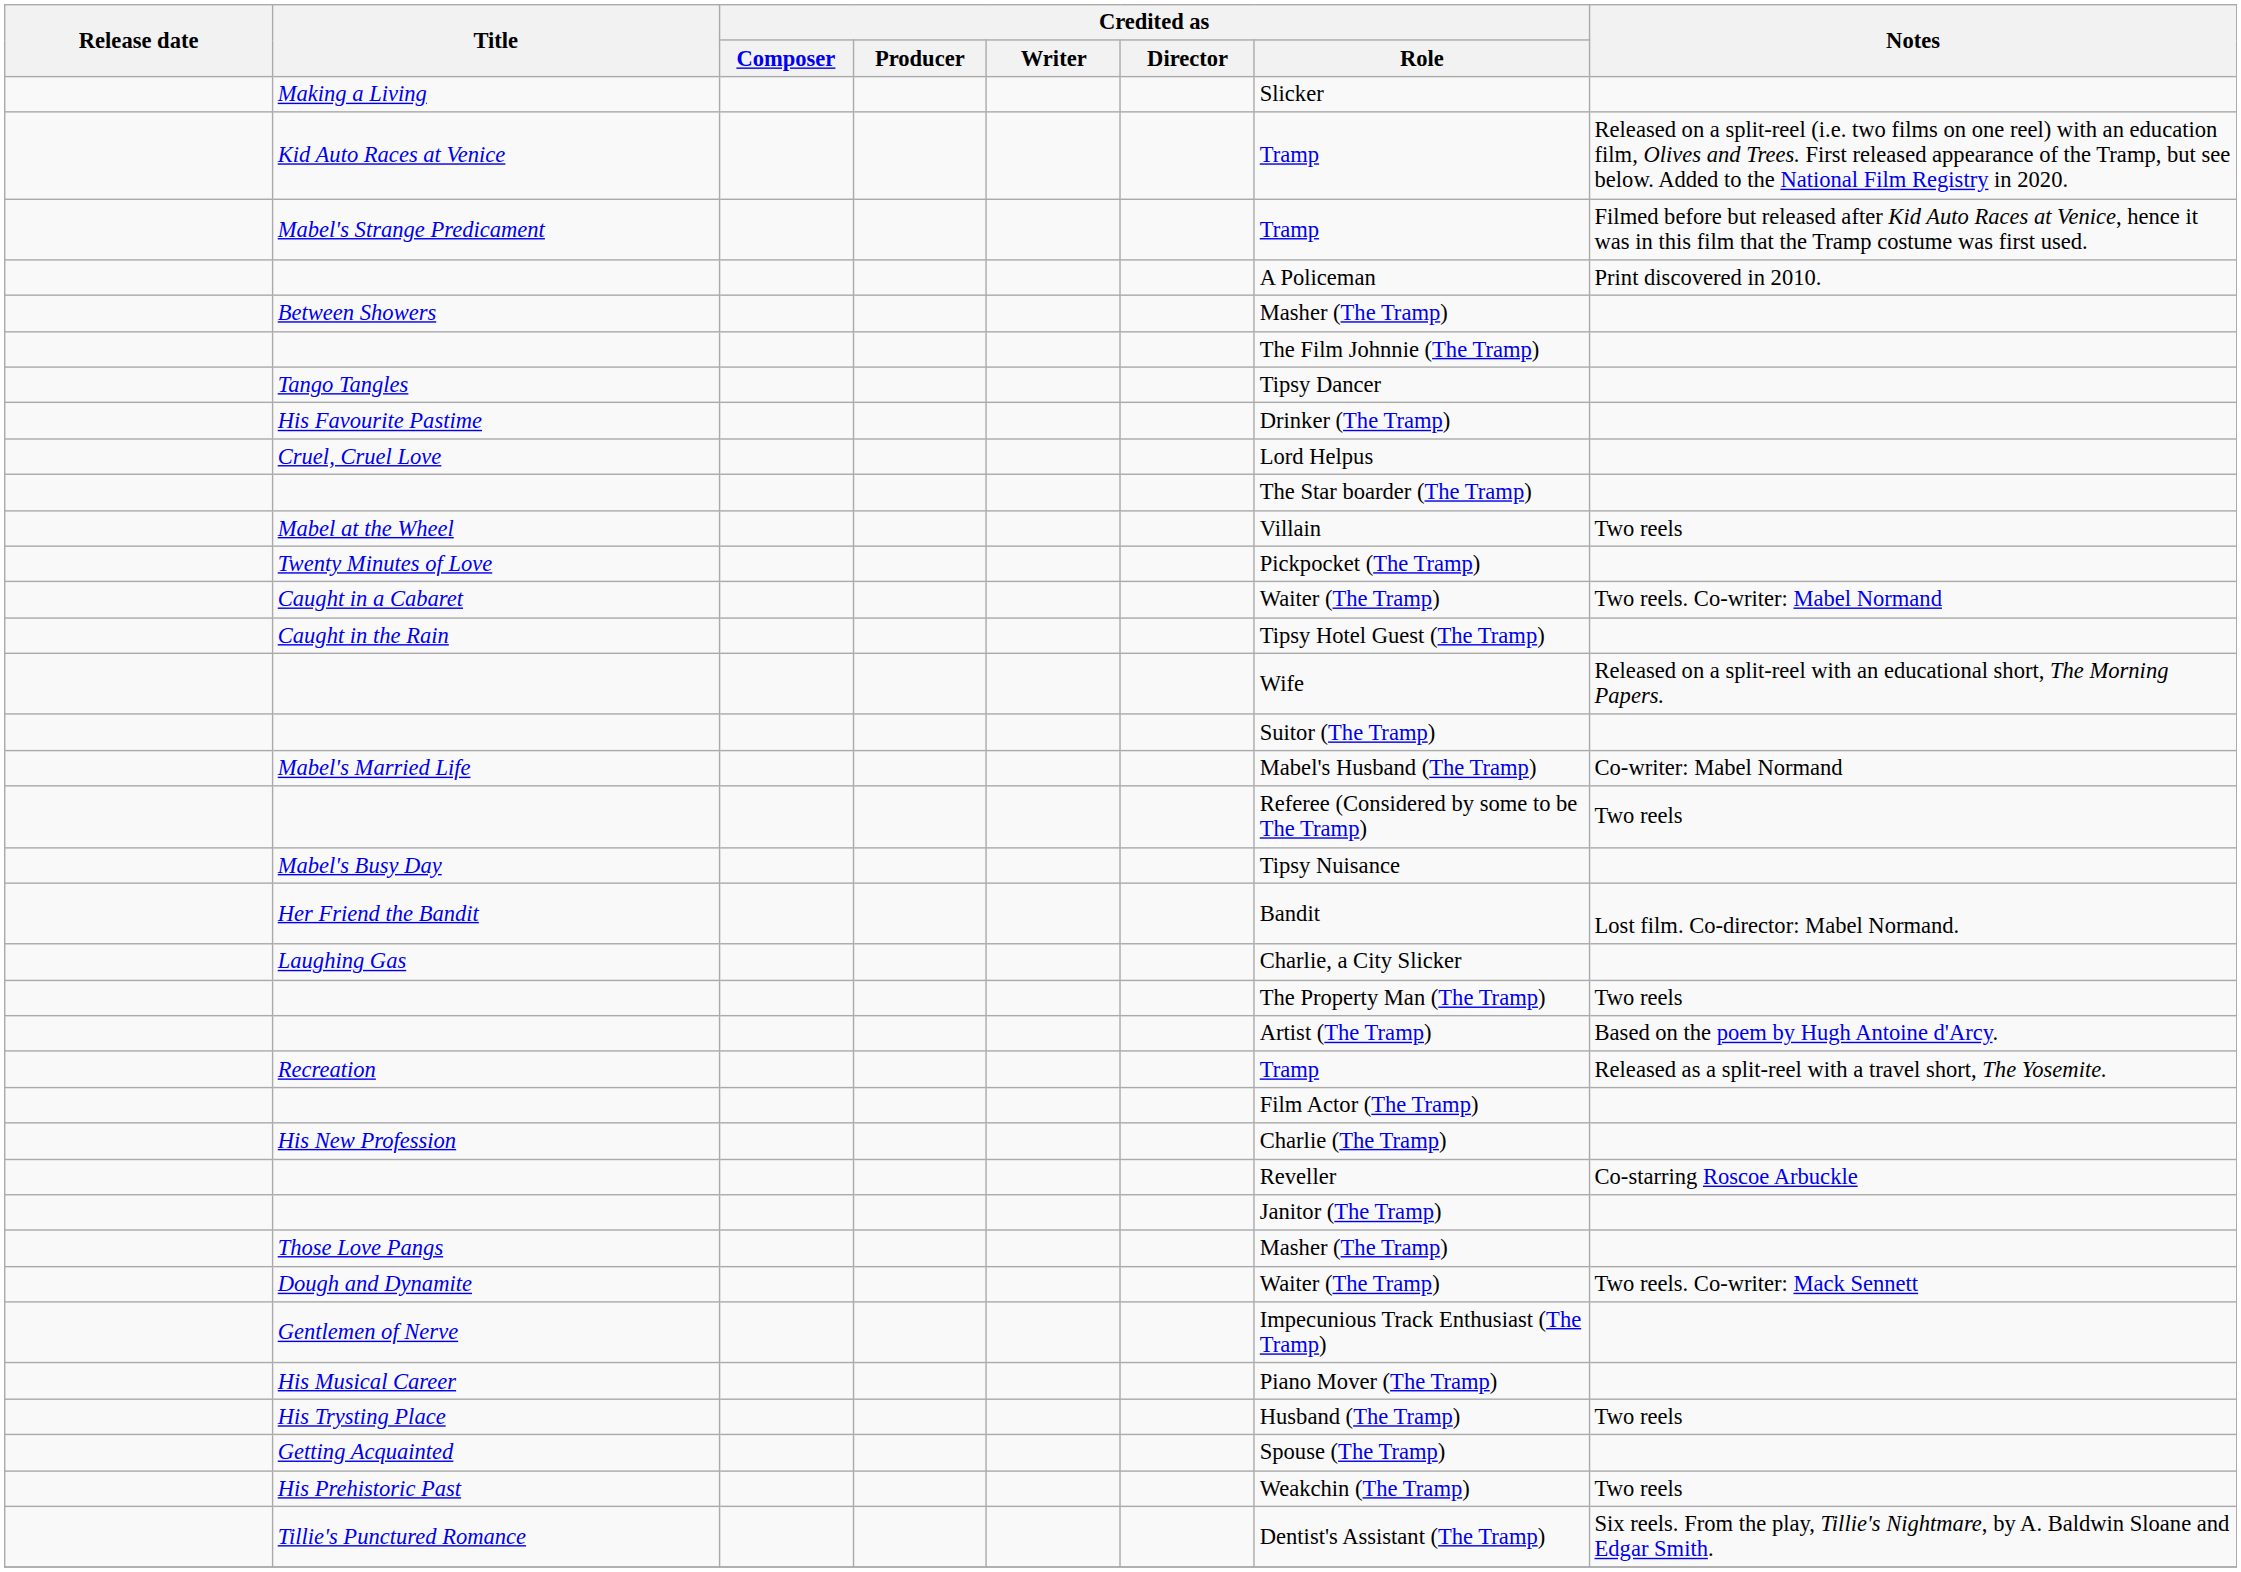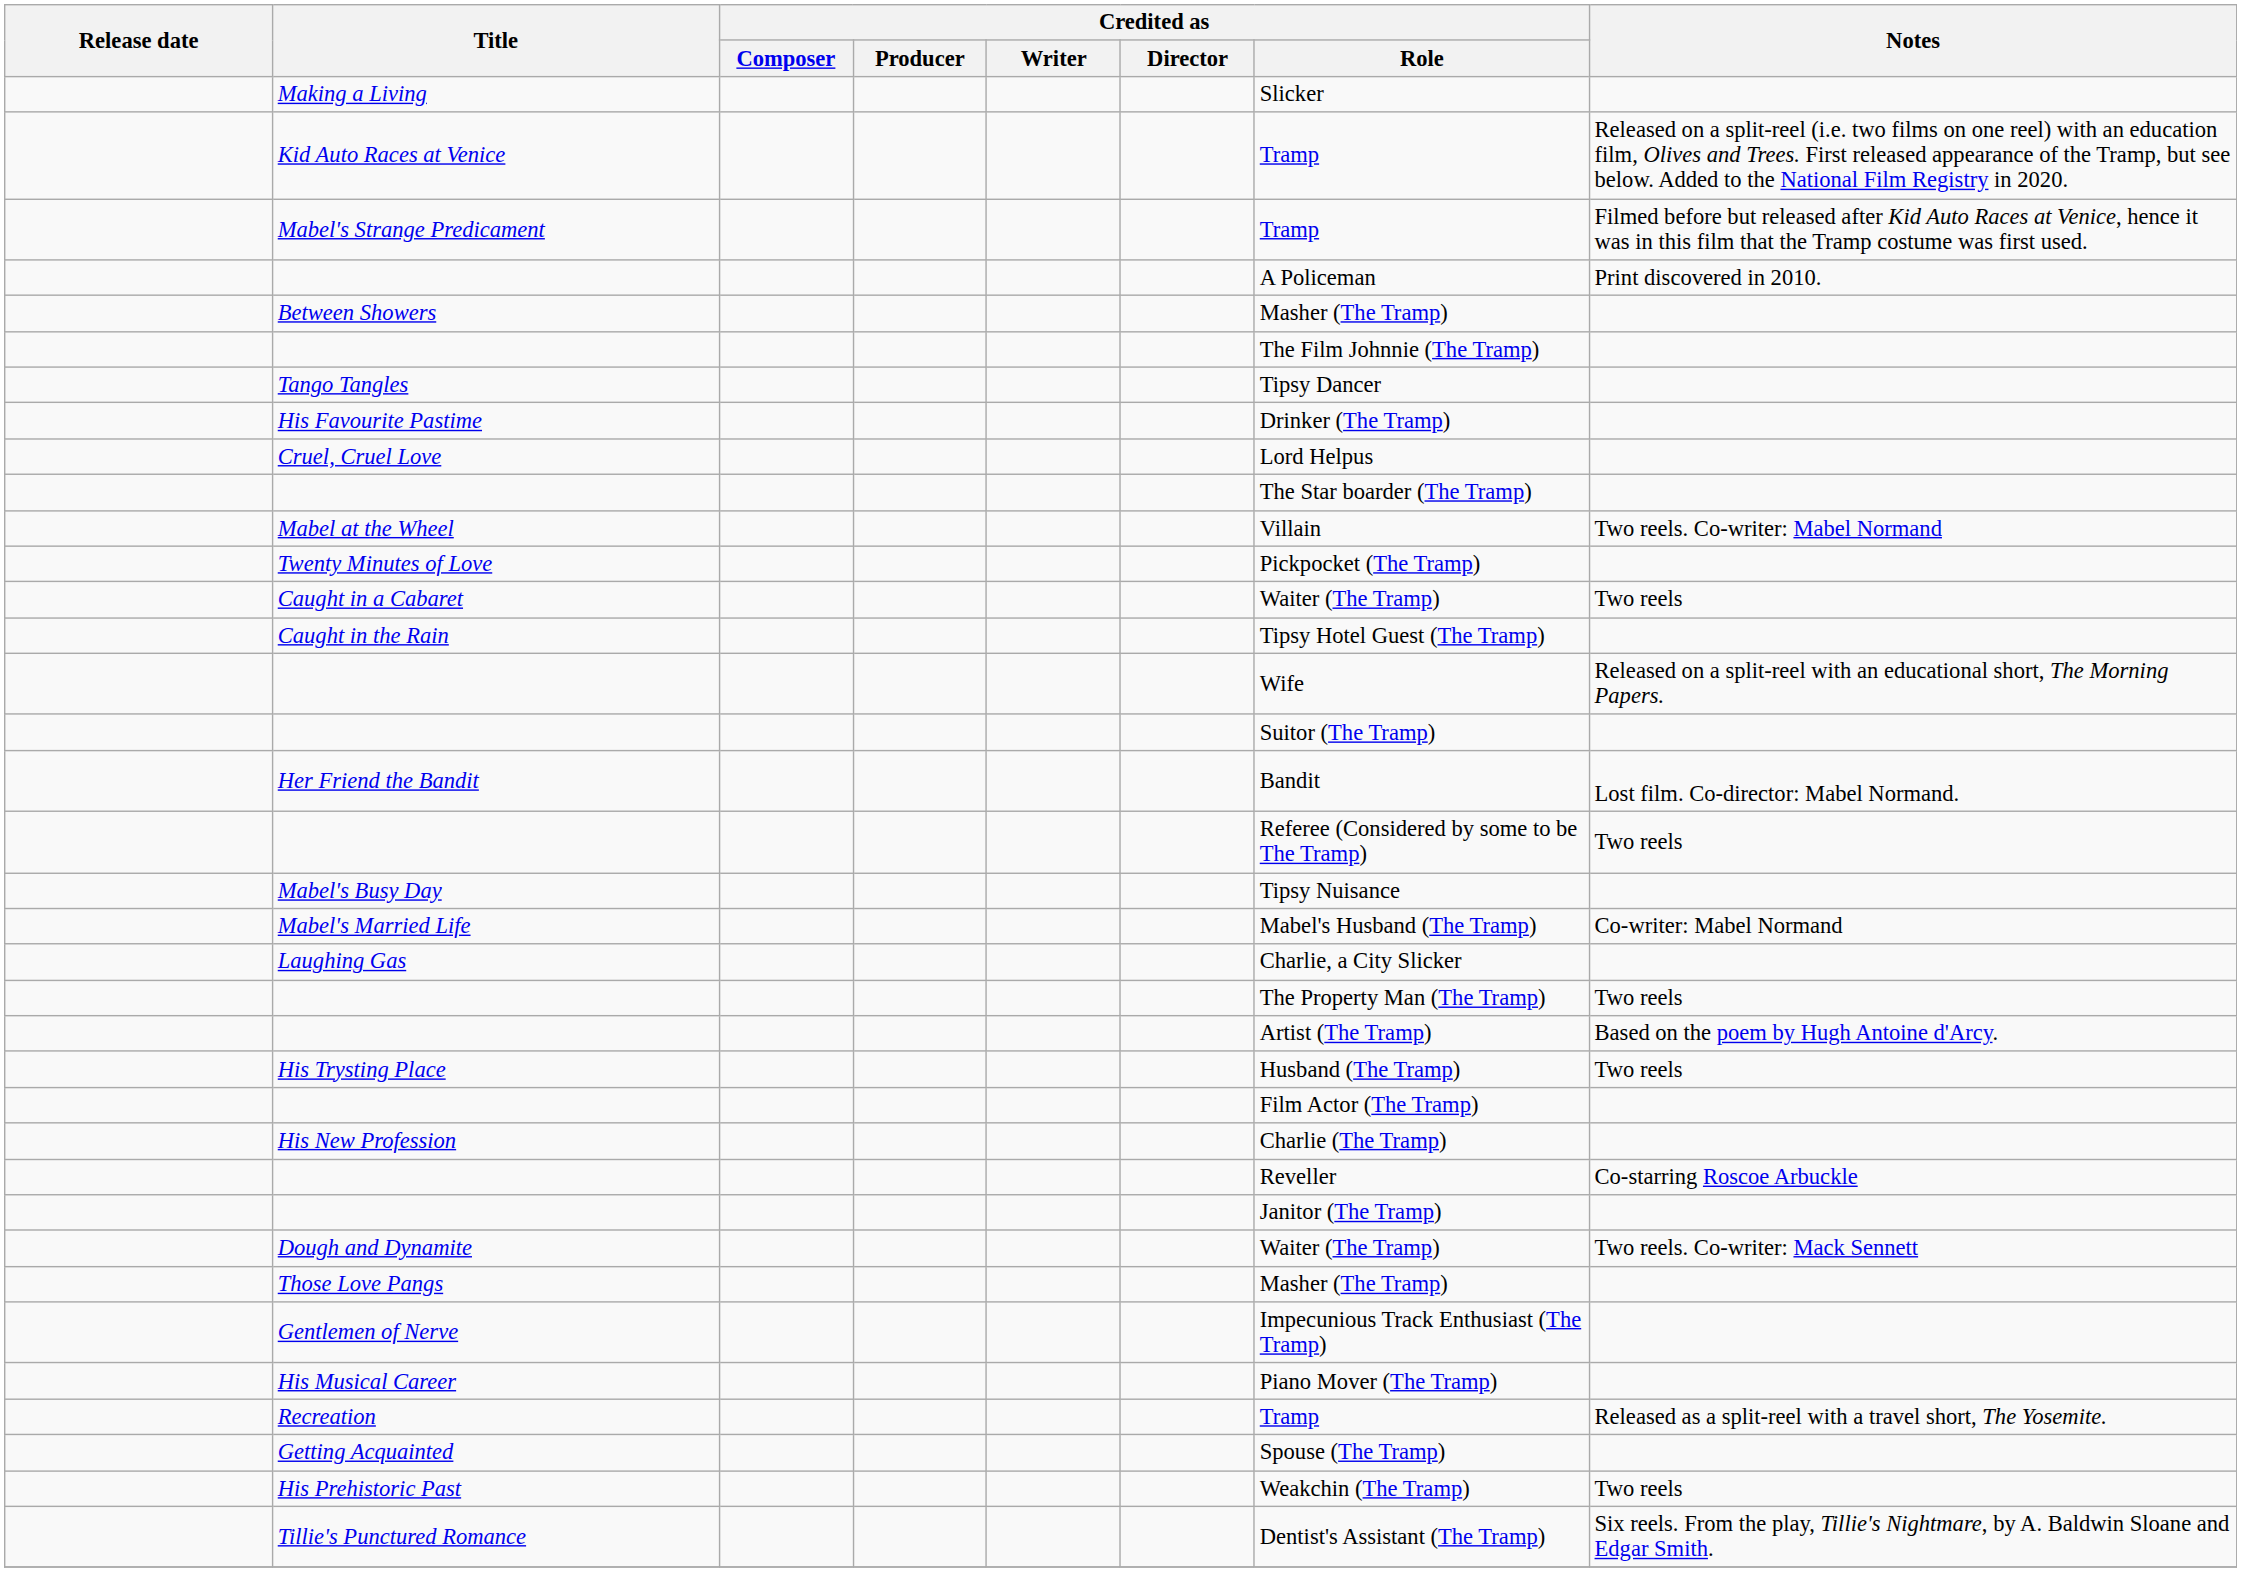(1639, 527) Two reels -> (1768, 527) Two reels. Co-writer: Mabel Normand
(1768, 599) Two reels. Co-writer: Mabel Normand -> (1639, 599) Two reels
rows swapped: (139, 914) <-> (139, 768)
rows swapped: (139, 1069) <-> (139, 1417)
rows swapped: (139, 1248) <-> (139, 1284)
